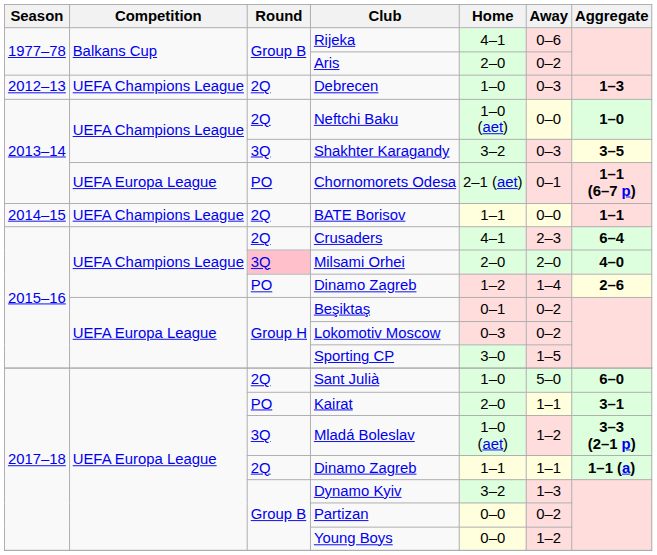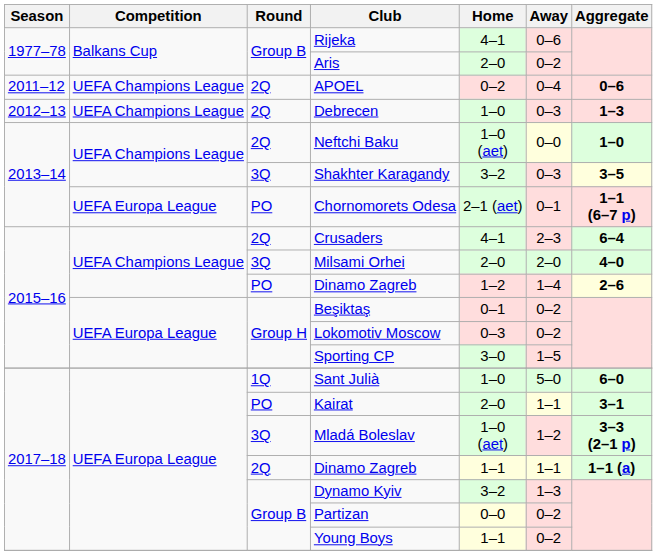+ row: (36, 87)
- row: (37, 214)
(261, 262) pink background -> (261, 262) no background
(261, 380) 2Q -> (261, 380) 1Q
(493, 538) 0–0 -> (493, 538) 1–1
(549, 538) 1–2 -> (549, 538) 0–2
